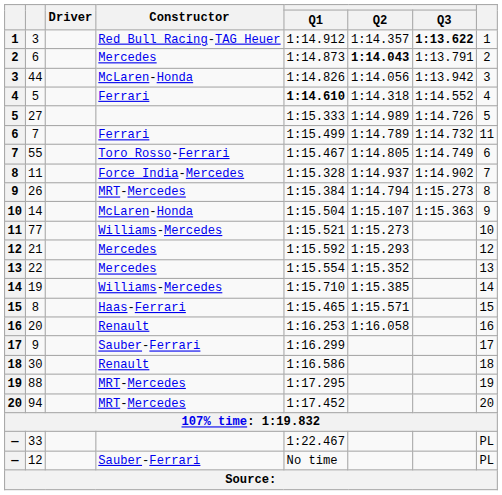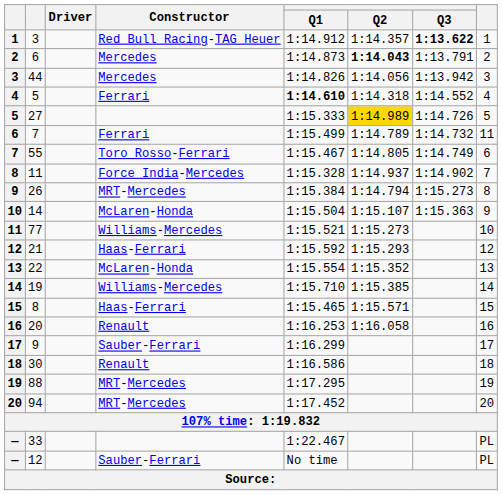(146, 78) McLaren-Honda -> (127, 78) Mercedes
(380, 116) no background -> (380, 116) gold background
(127, 250) Mercedes -> (142, 250) Haas-Ferrari
(127, 269) Mercedes -> (146, 269) McLaren-Honda
